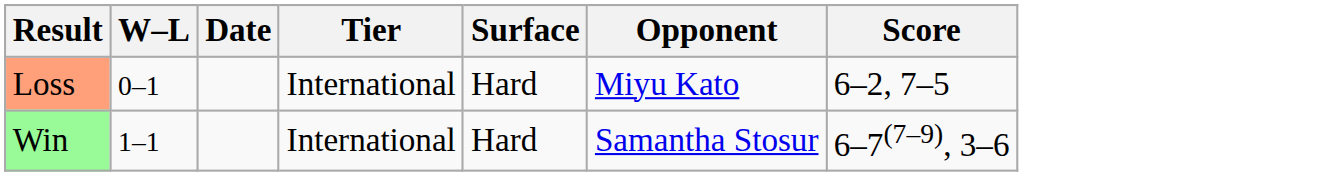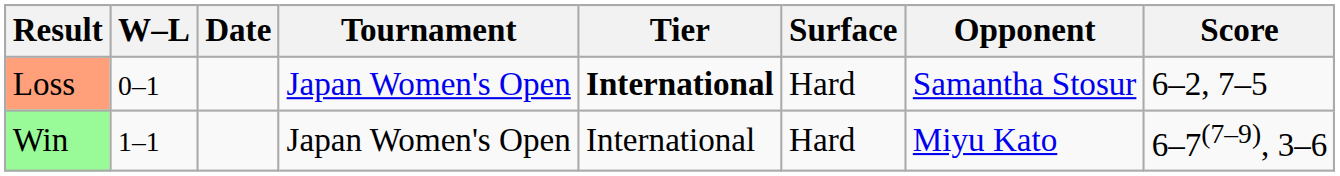+ column: (429, 30)
(371, 83) normal -> (680, 83) bold
(667, 83) Miyu Kato -> (1025, 83) Samantha Stosur
(707, 140) Samantha Stosur -> (985, 140) Miyu Kato
